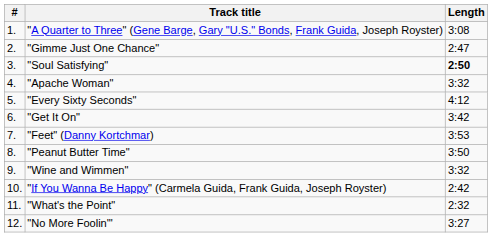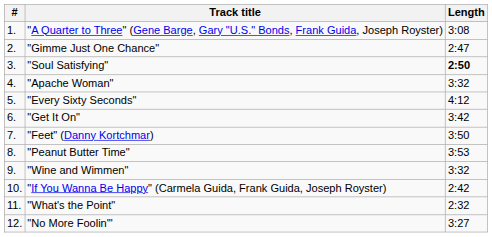(459, 135) 3:53 -> (459, 135) 3:50
(459, 153) 3:50 -> (459, 153) 3:53
